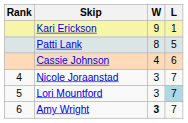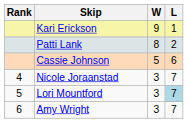(174, 45) 5 -> (174, 45) 2
(156, 61) 4 -> (156, 61) 5
(156, 110) bold -> (156, 110) normal
